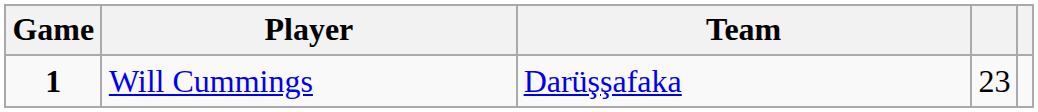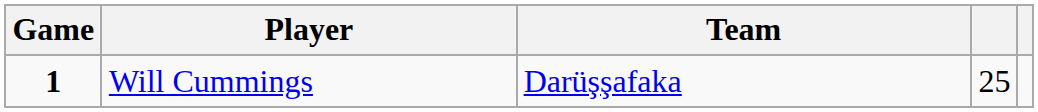(994, 80) 23 -> (994, 80) 25
